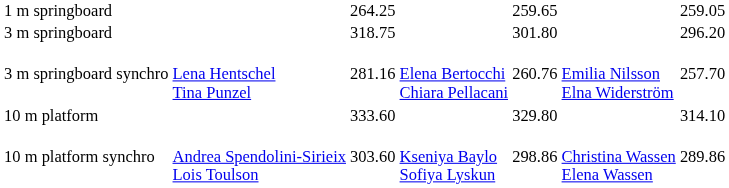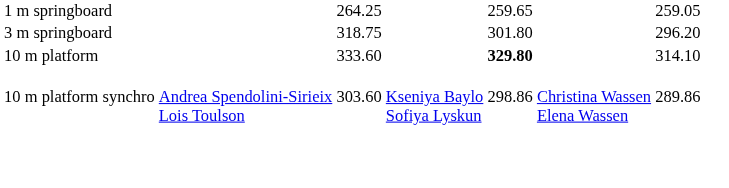- row: (86, 74)
(535, 115) normal -> (510, 55) bold
